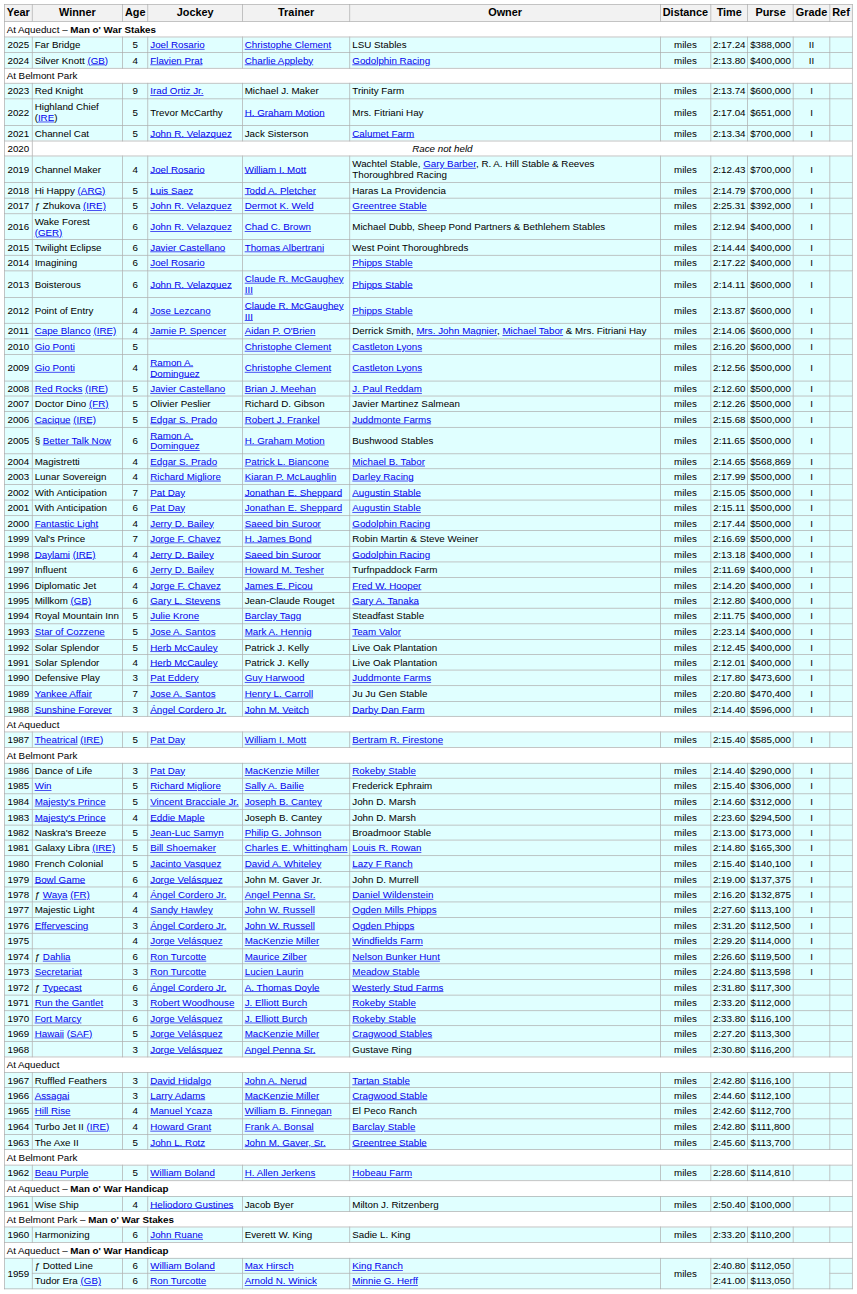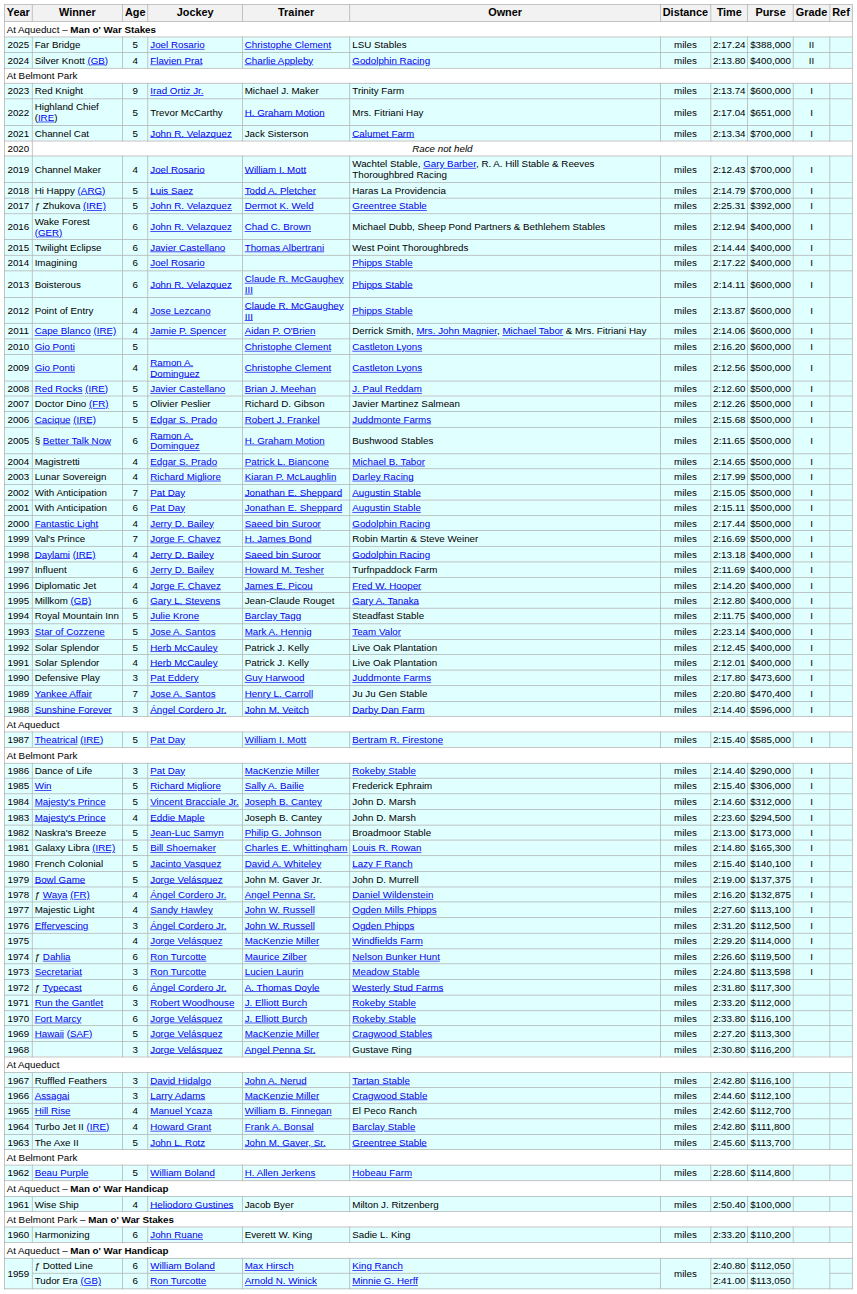(771, 461) $568,869 -> (771, 461) $500,000
(135, 879) 6 -> (135, 879) 5
(771, 1173) $114,810 -> (771, 1173) $114,800
